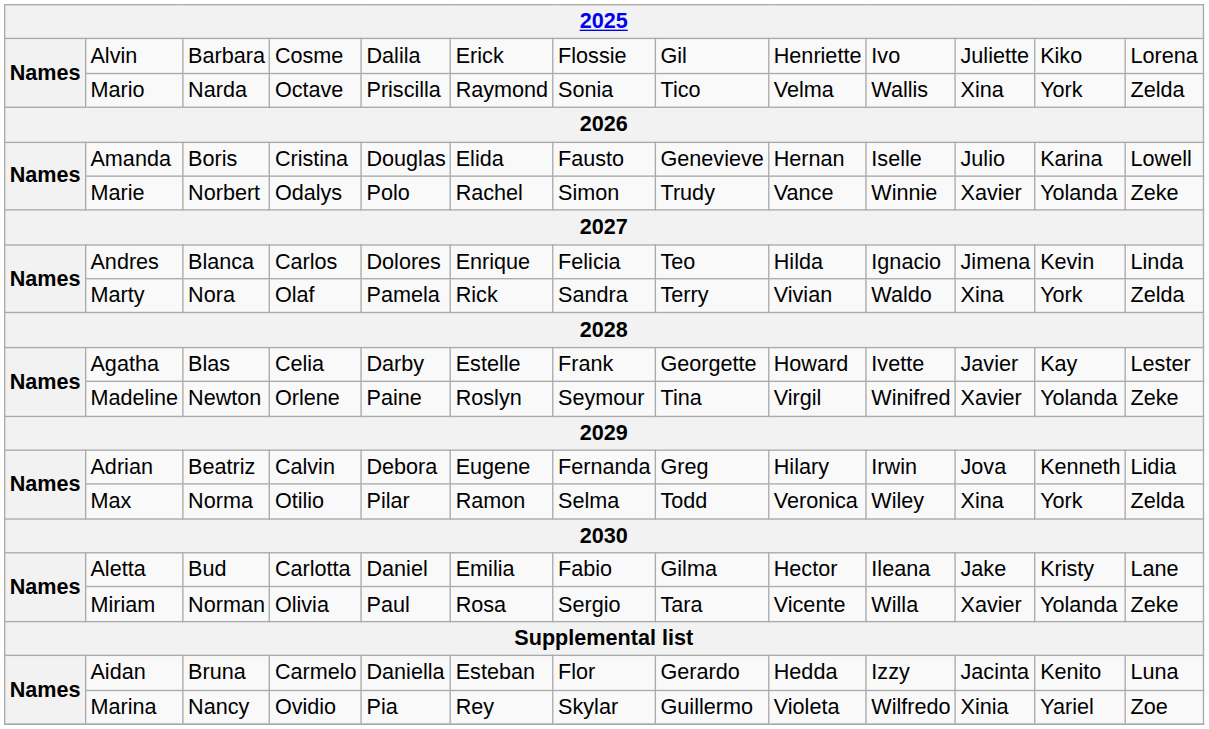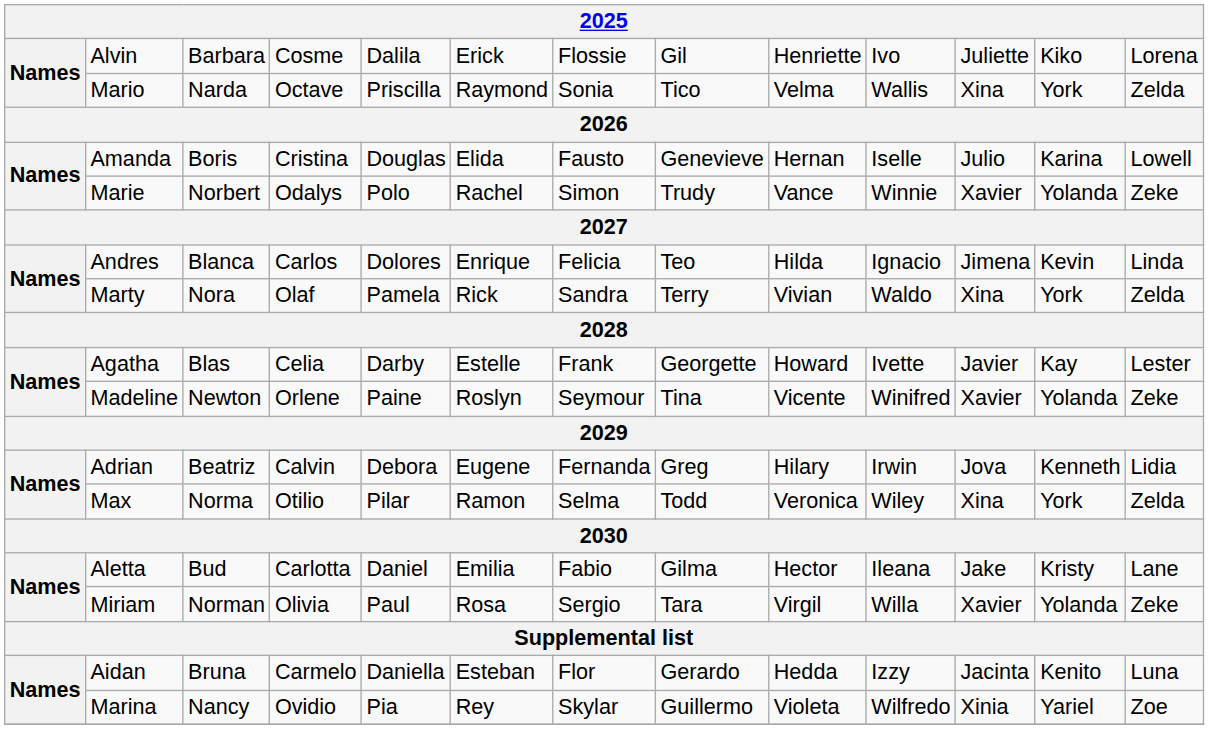(798, 398) Virgil -> (810, 398) Vicente
(810, 603) Vicente -> (798, 603) Virgil
